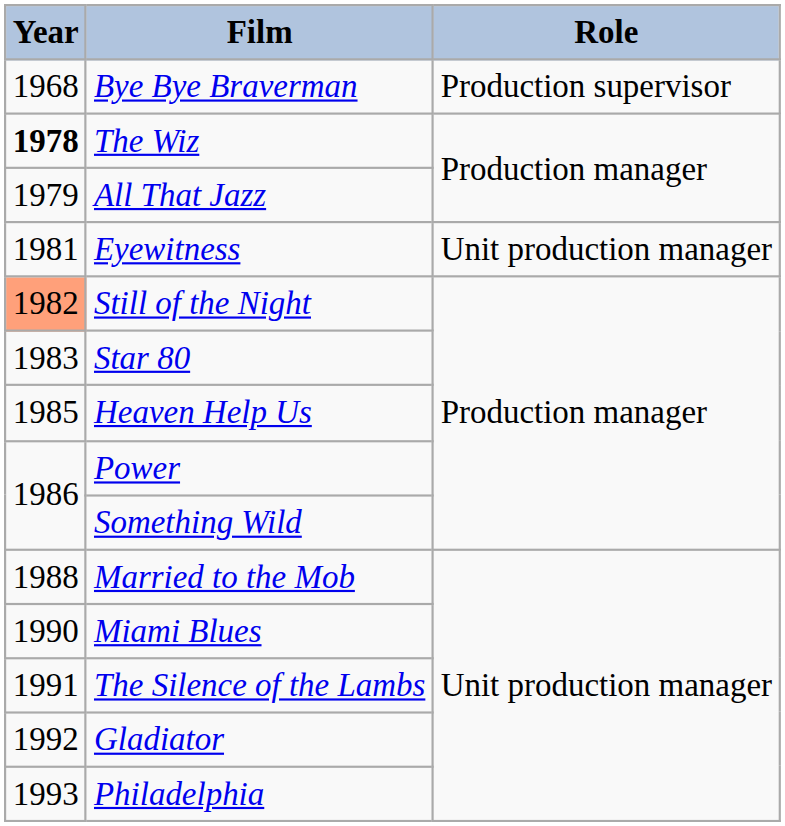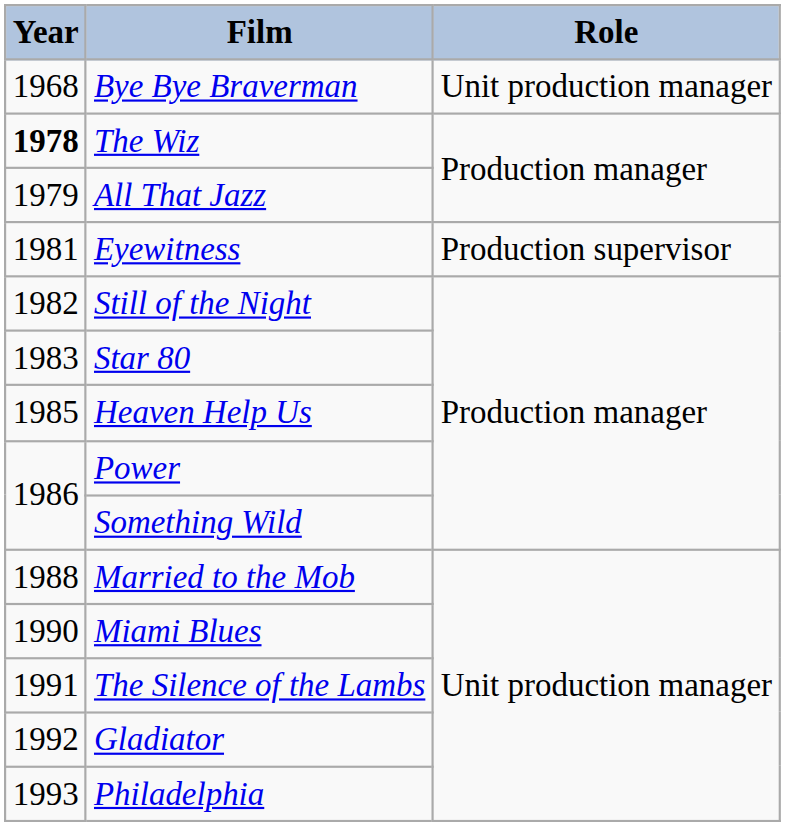(586, 86) Production supervisor -> (606, 86) Unit production manager
(606, 249) Unit production manager -> (586, 249) Production supervisor
(46, 303) lightsalmon background -> (46, 303) no background
